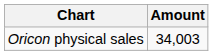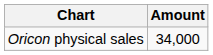(178, 38) 34,003 -> (178, 38) 34,000
